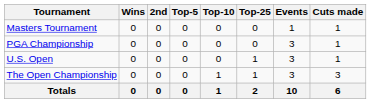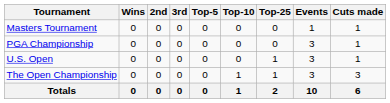+ column: (180, 12)
